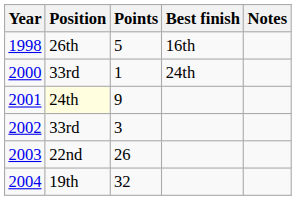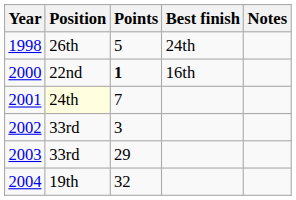(181, 45) 16th -> (181, 45) 24th
(64, 72) 33rd -> (66, 72) 22nd
(118, 72) normal -> (118, 72) bold
(181, 72) 24th -> (181, 72) 16th
(118, 100) 9 -> (118, 100) 7
(66, 154) 22nd -> (64, 154) 33rd
(122, 154) 26 -> (122, 154) 29
